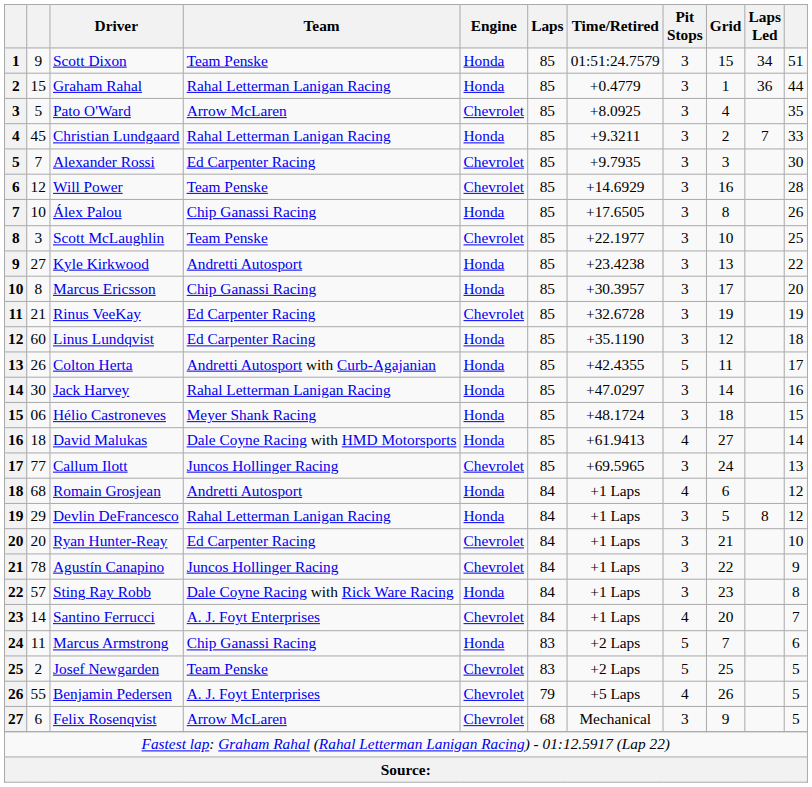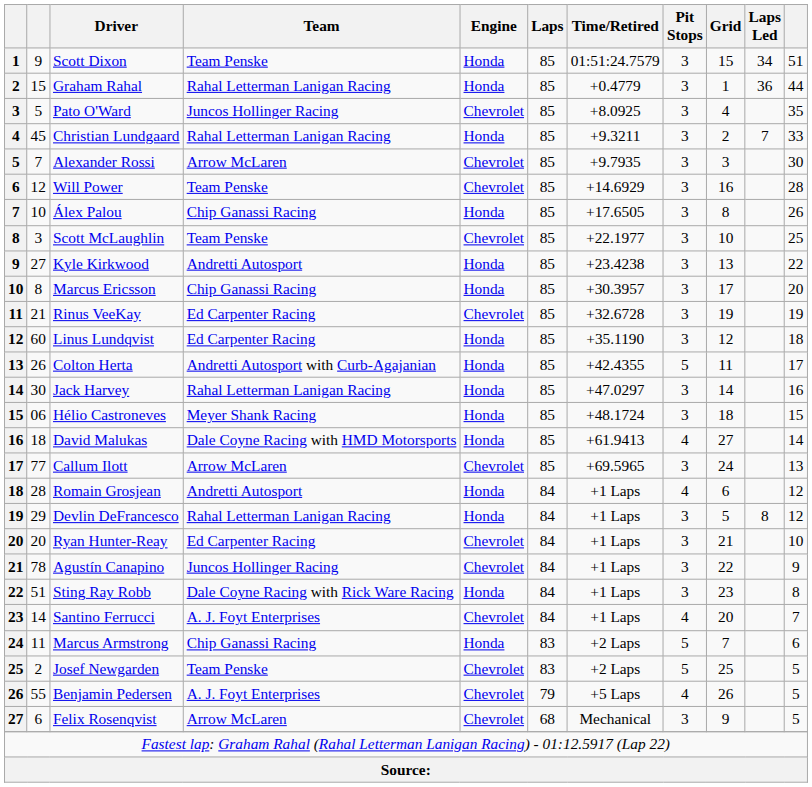(237, 111) Arrow McLaren -> (263, 111) Juncos Hollinger Racing
(251, 162) Ed Carpenter Racing -> (237, 162) Arrow McLaren
(263, 465) Juncos Hollinger Racing -> (237, 465) Arrow McLaren
(38, 491) 68 -> (38, 491) 28
(38, 592) 57 -> (38, 592) 51
